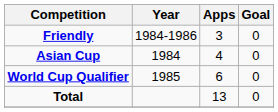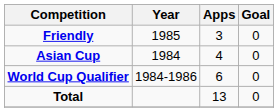(166, 36) 1984-1986 -> (166, 36) 1985
(166, 77) 1985 -> (166, 77) 1984-1986
